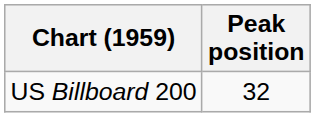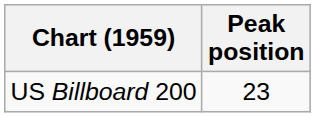(256, 91) 32 -> (256, 91) 23
